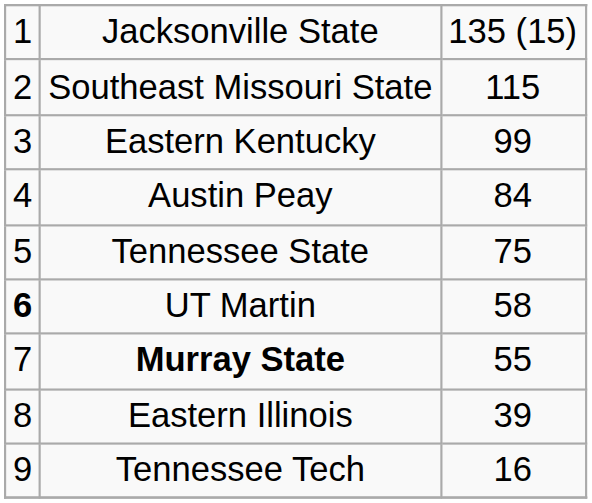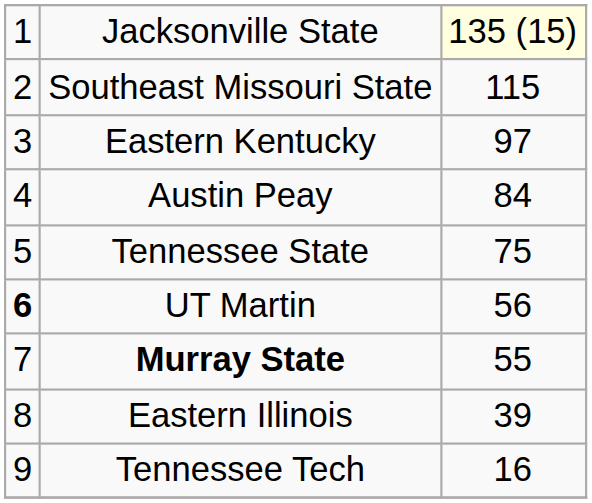(513, 31) no background -> (513, 31) lightyellow background
(513, 141) 99 -> (513, 141) 97
(513, 305) 58 -> (513, 305) 56
